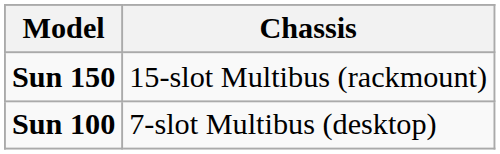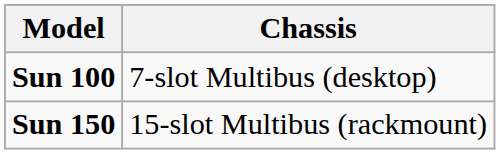rows swapped: (64, 124) <-> (64, 76)
